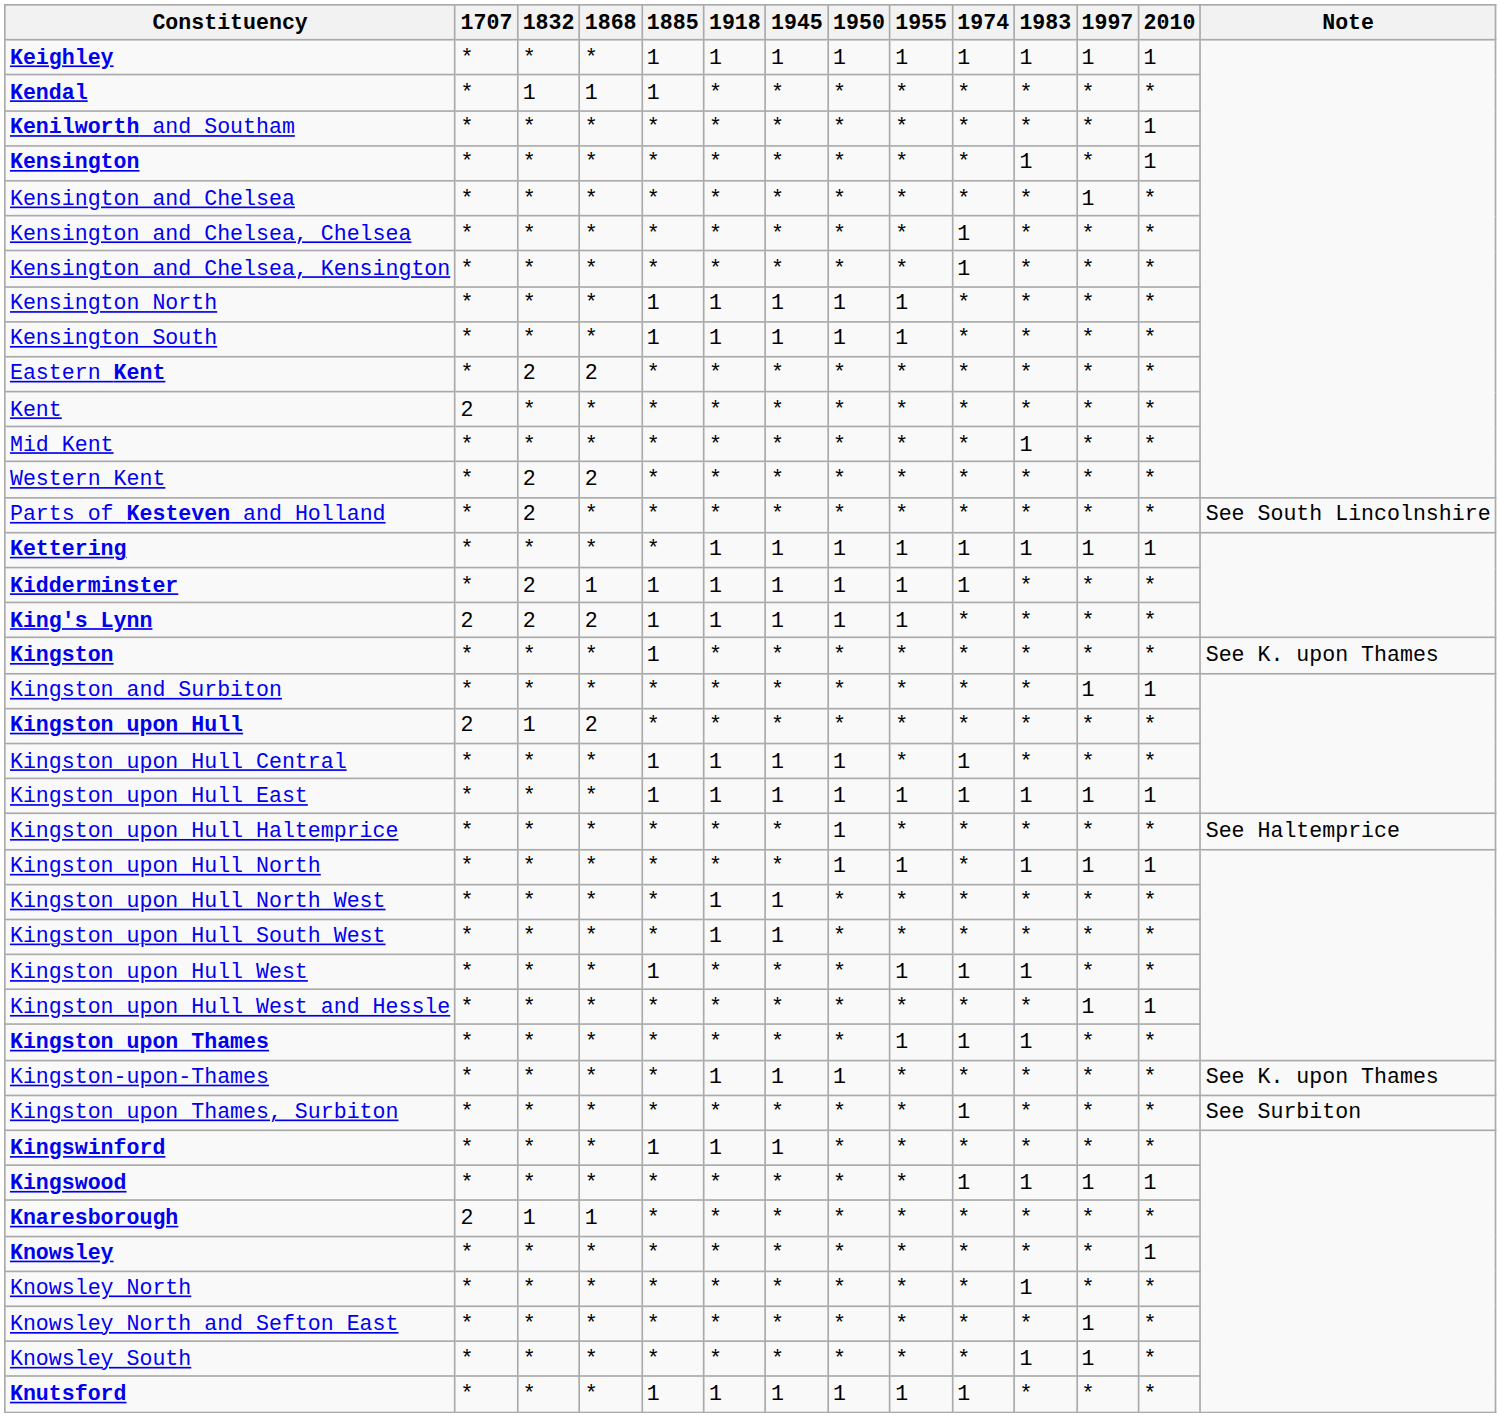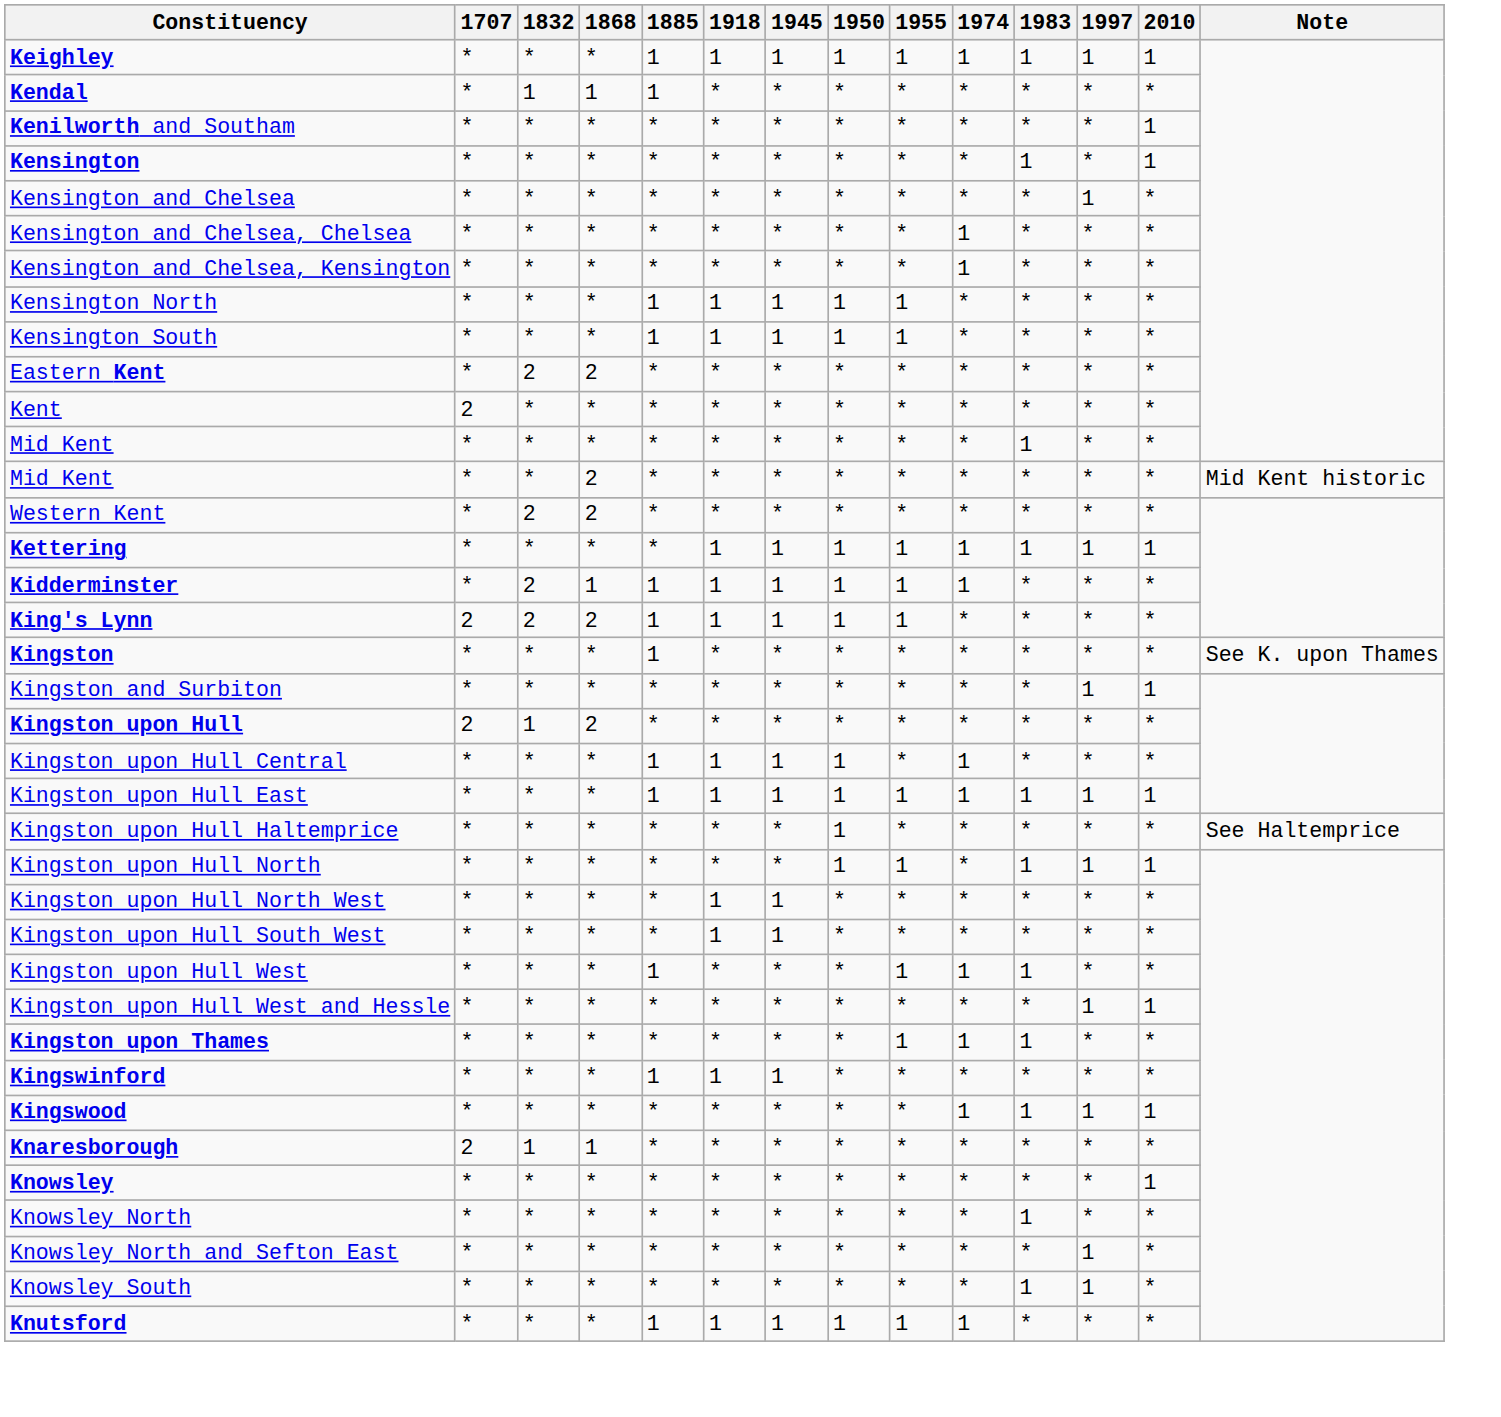+ row: (62, 480)
- row: (198, 515)
- row: (139, 1078)
- row: (204, 1113)
